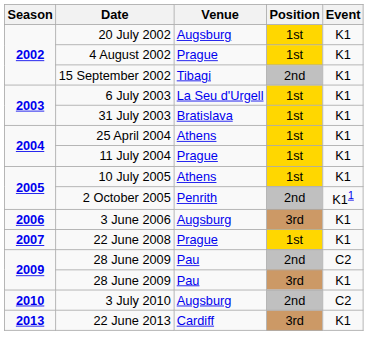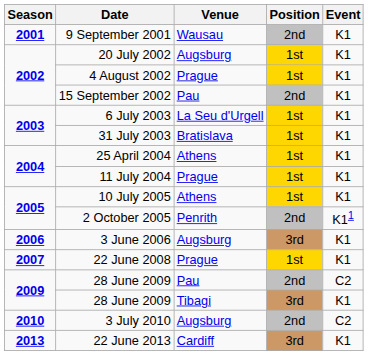+ row: (118, 35)
(194, 75) Tibagi -> (188, 96) Pau
(188, 280) Pau -> (194, 300) Tibagi
